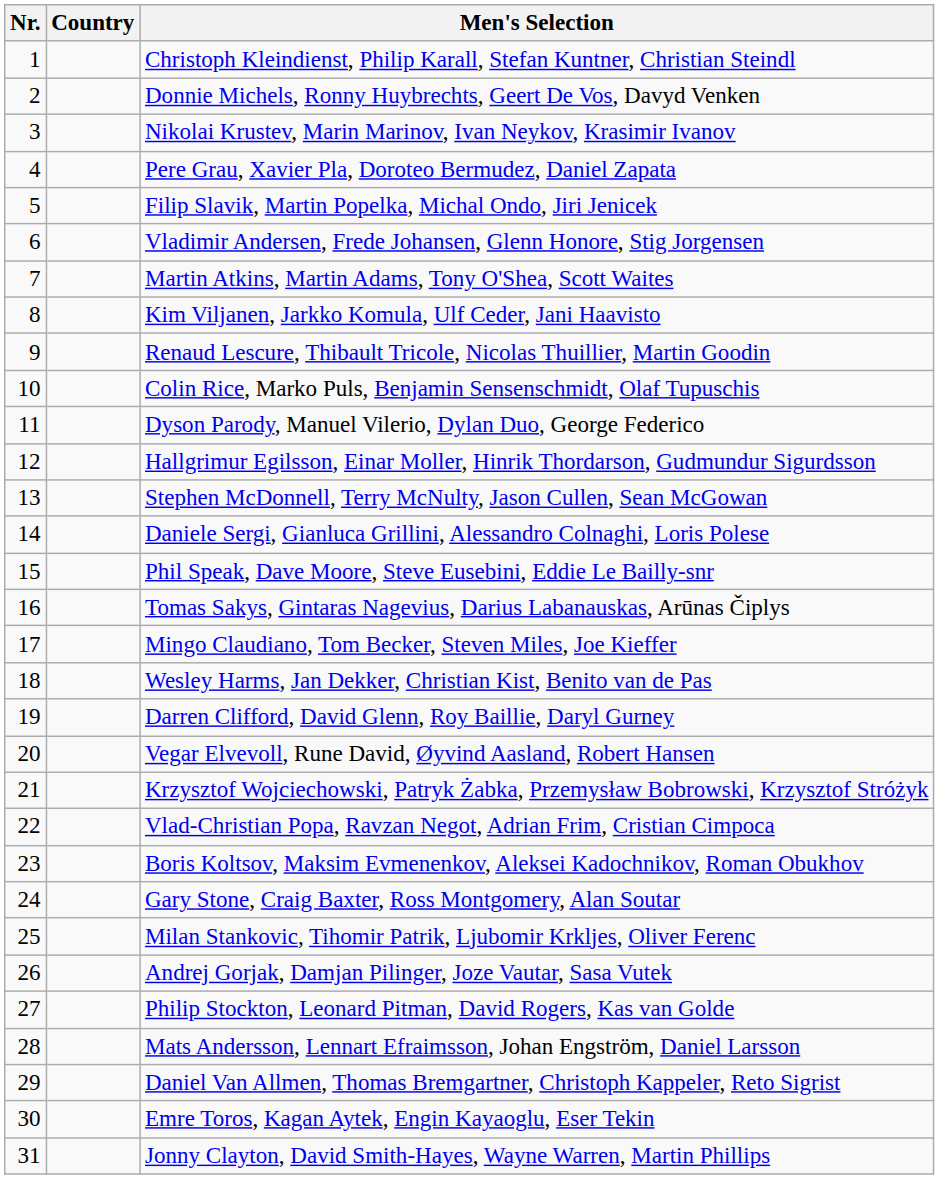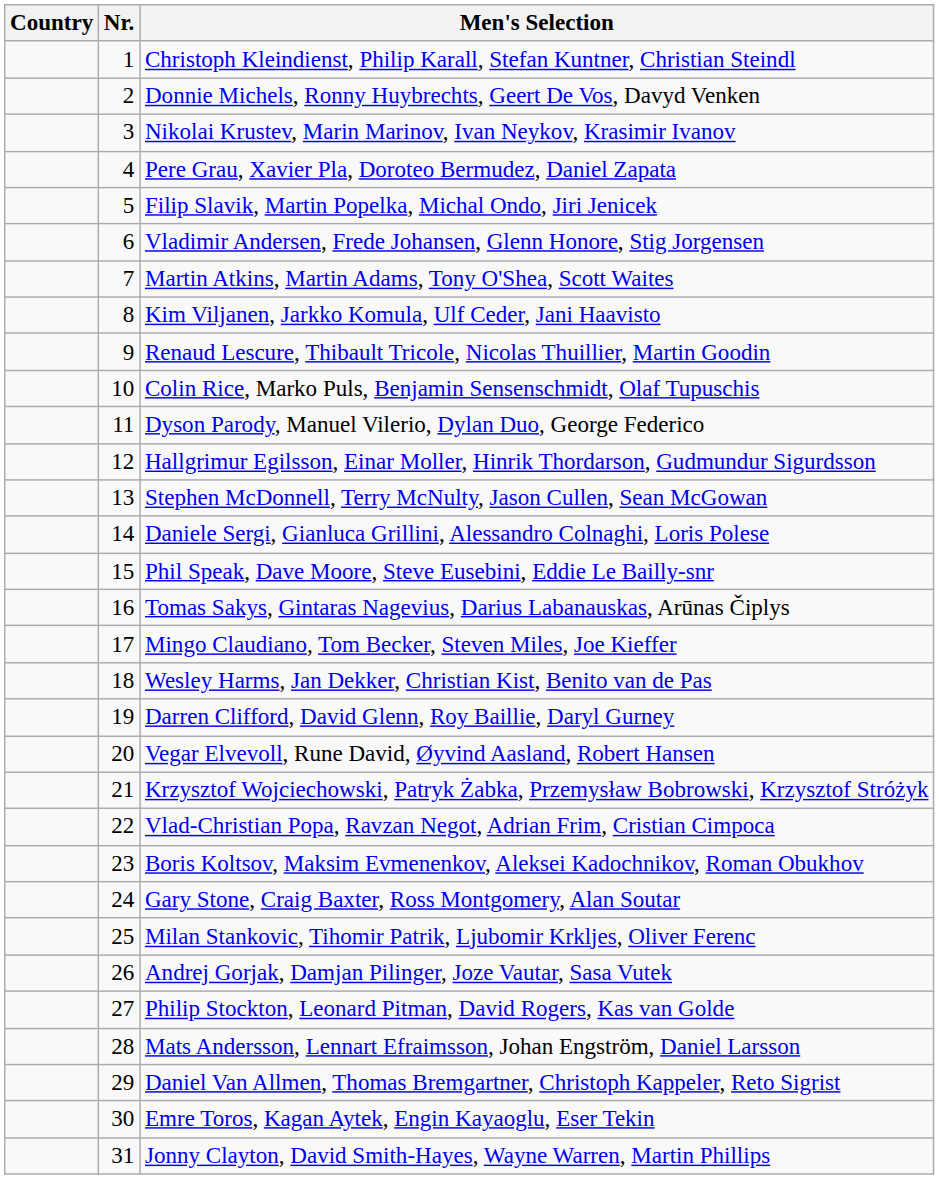columns swapped: (25, 22) <-> (93, 22)
